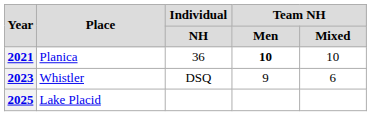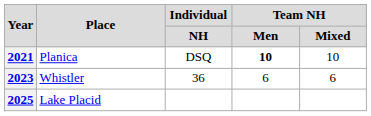(198, 57) 36 -> (198, 57) DSQ
(198, 78) DSQ -> (198, 78) 36
(266, 78) 9 -> (266, 78) 6
